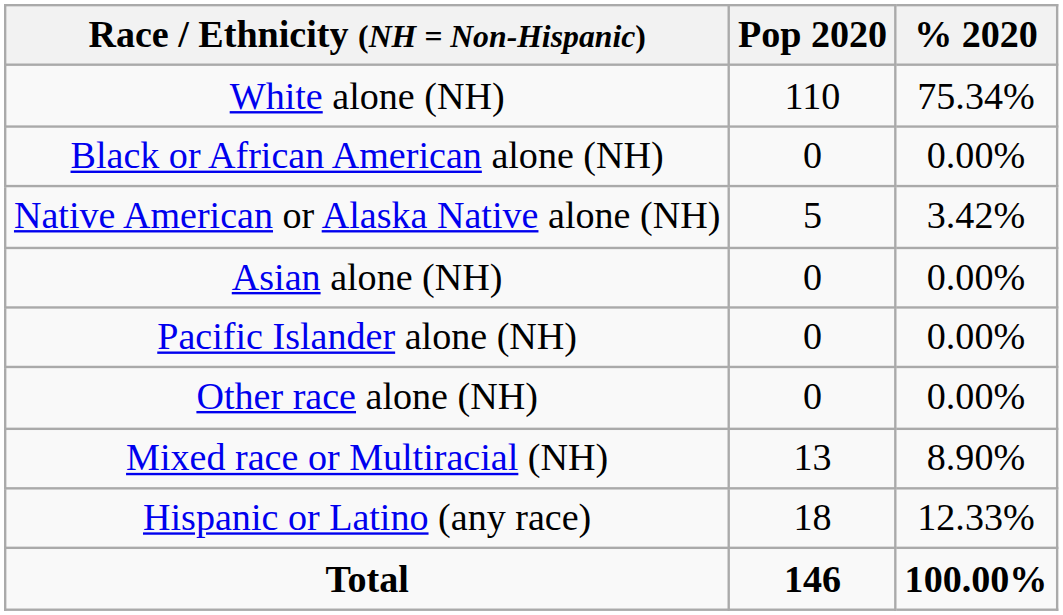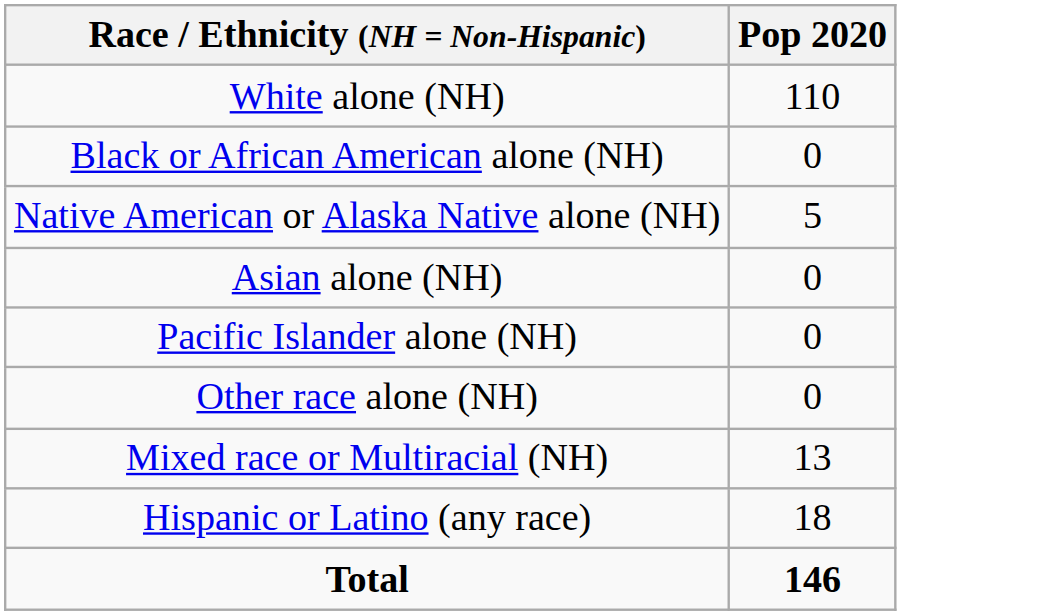- column: (976, 34)
